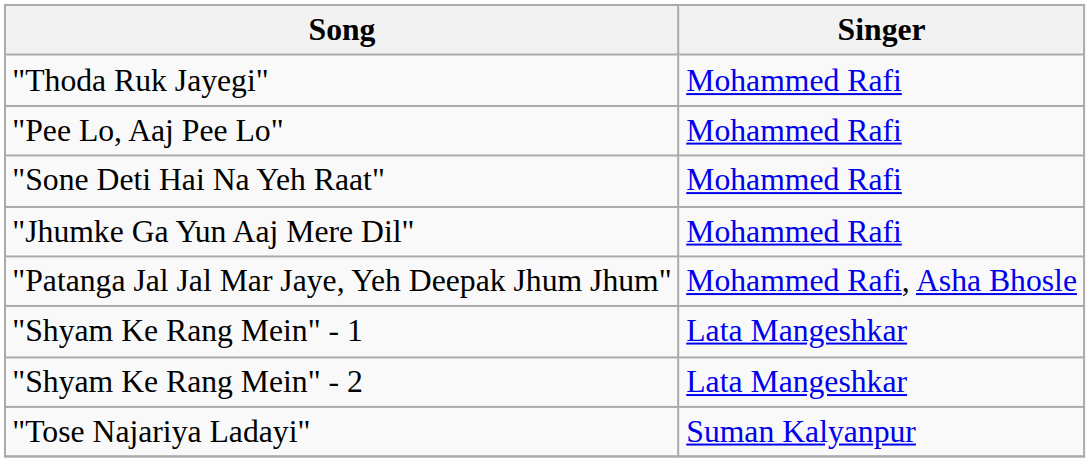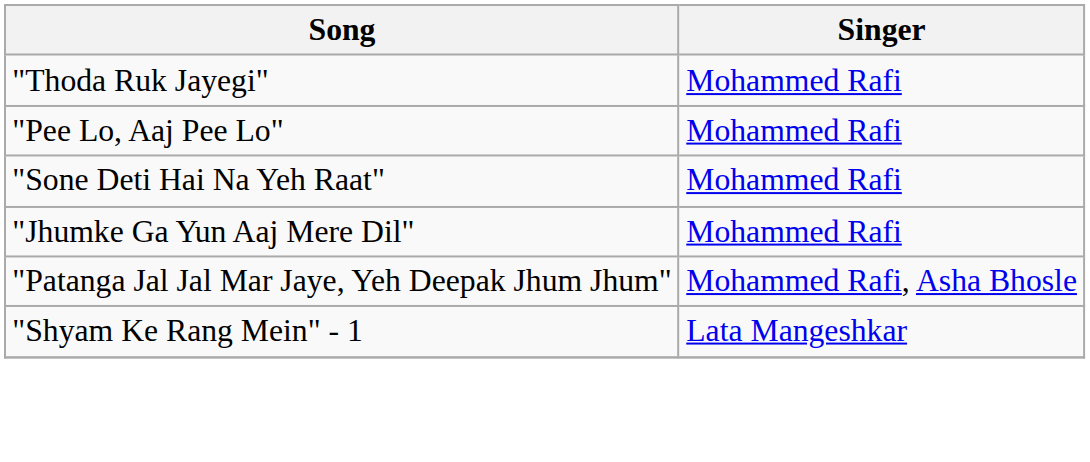- row: (188, 381)
- row: (161, 431)
